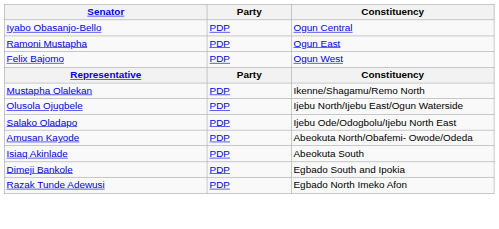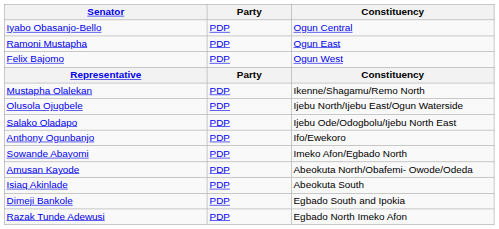+ row: (50, 138)
+ row: (48, 153)
